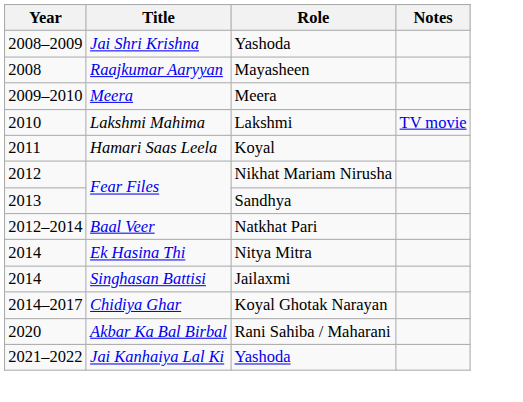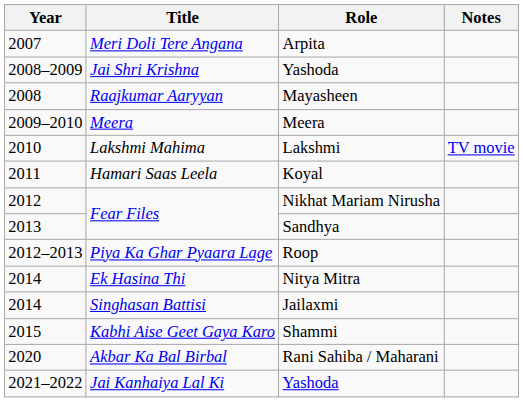+ row: (166, 43)
- row: (122, 226)
+ row: (181, 252)
- row: (136, 305)
+ row: (183, 331)
